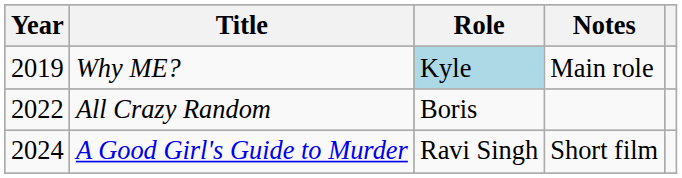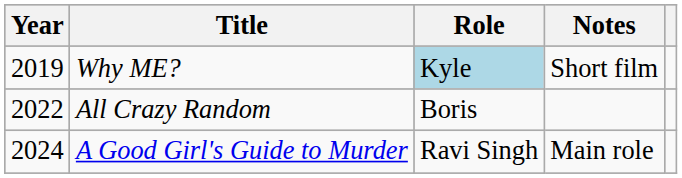(602, 67) Main role -> (604, 67) Short film
(604, 151) Short film -> (602, 151) Main role
